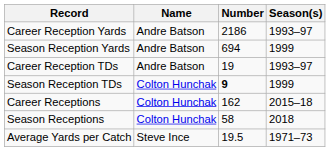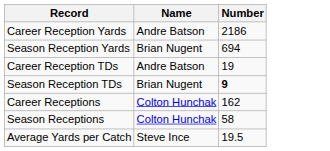- column: (296, 13)
(171, 48) Andre Batson -> (169, 48) Brian Nugent
(176, 84) Colton Hunchak -> (169, 84) Brian Nugent
